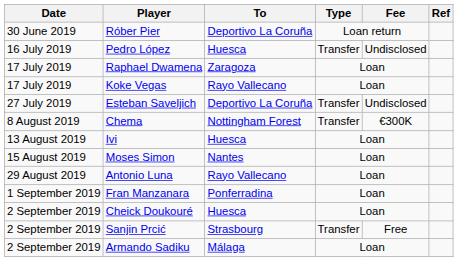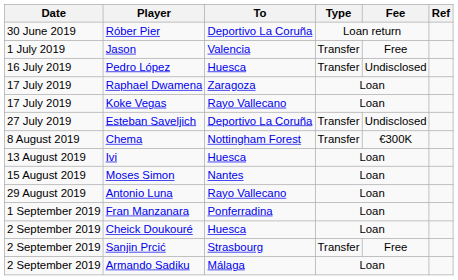+ row: (121, 49)
